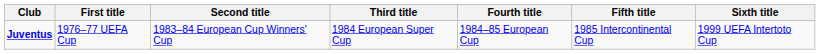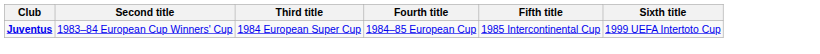- column: (103, 12)
